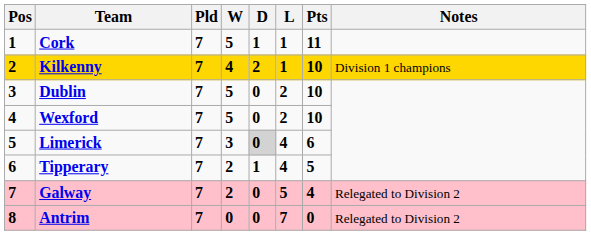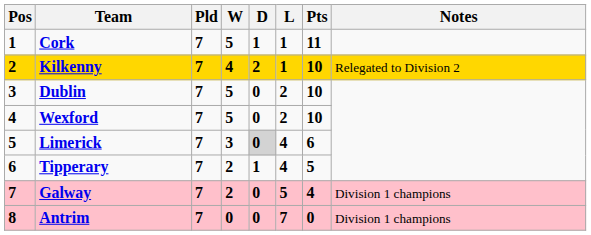(393, 68) Division 1 champions -> (397, 68) Relegated to Division 2
(397, 193) Relegated to Division 2 -> (393, 193) Division 1 champions
(397, 219) Relegated to Division 2 -> (393, 219) Division 1 champions
